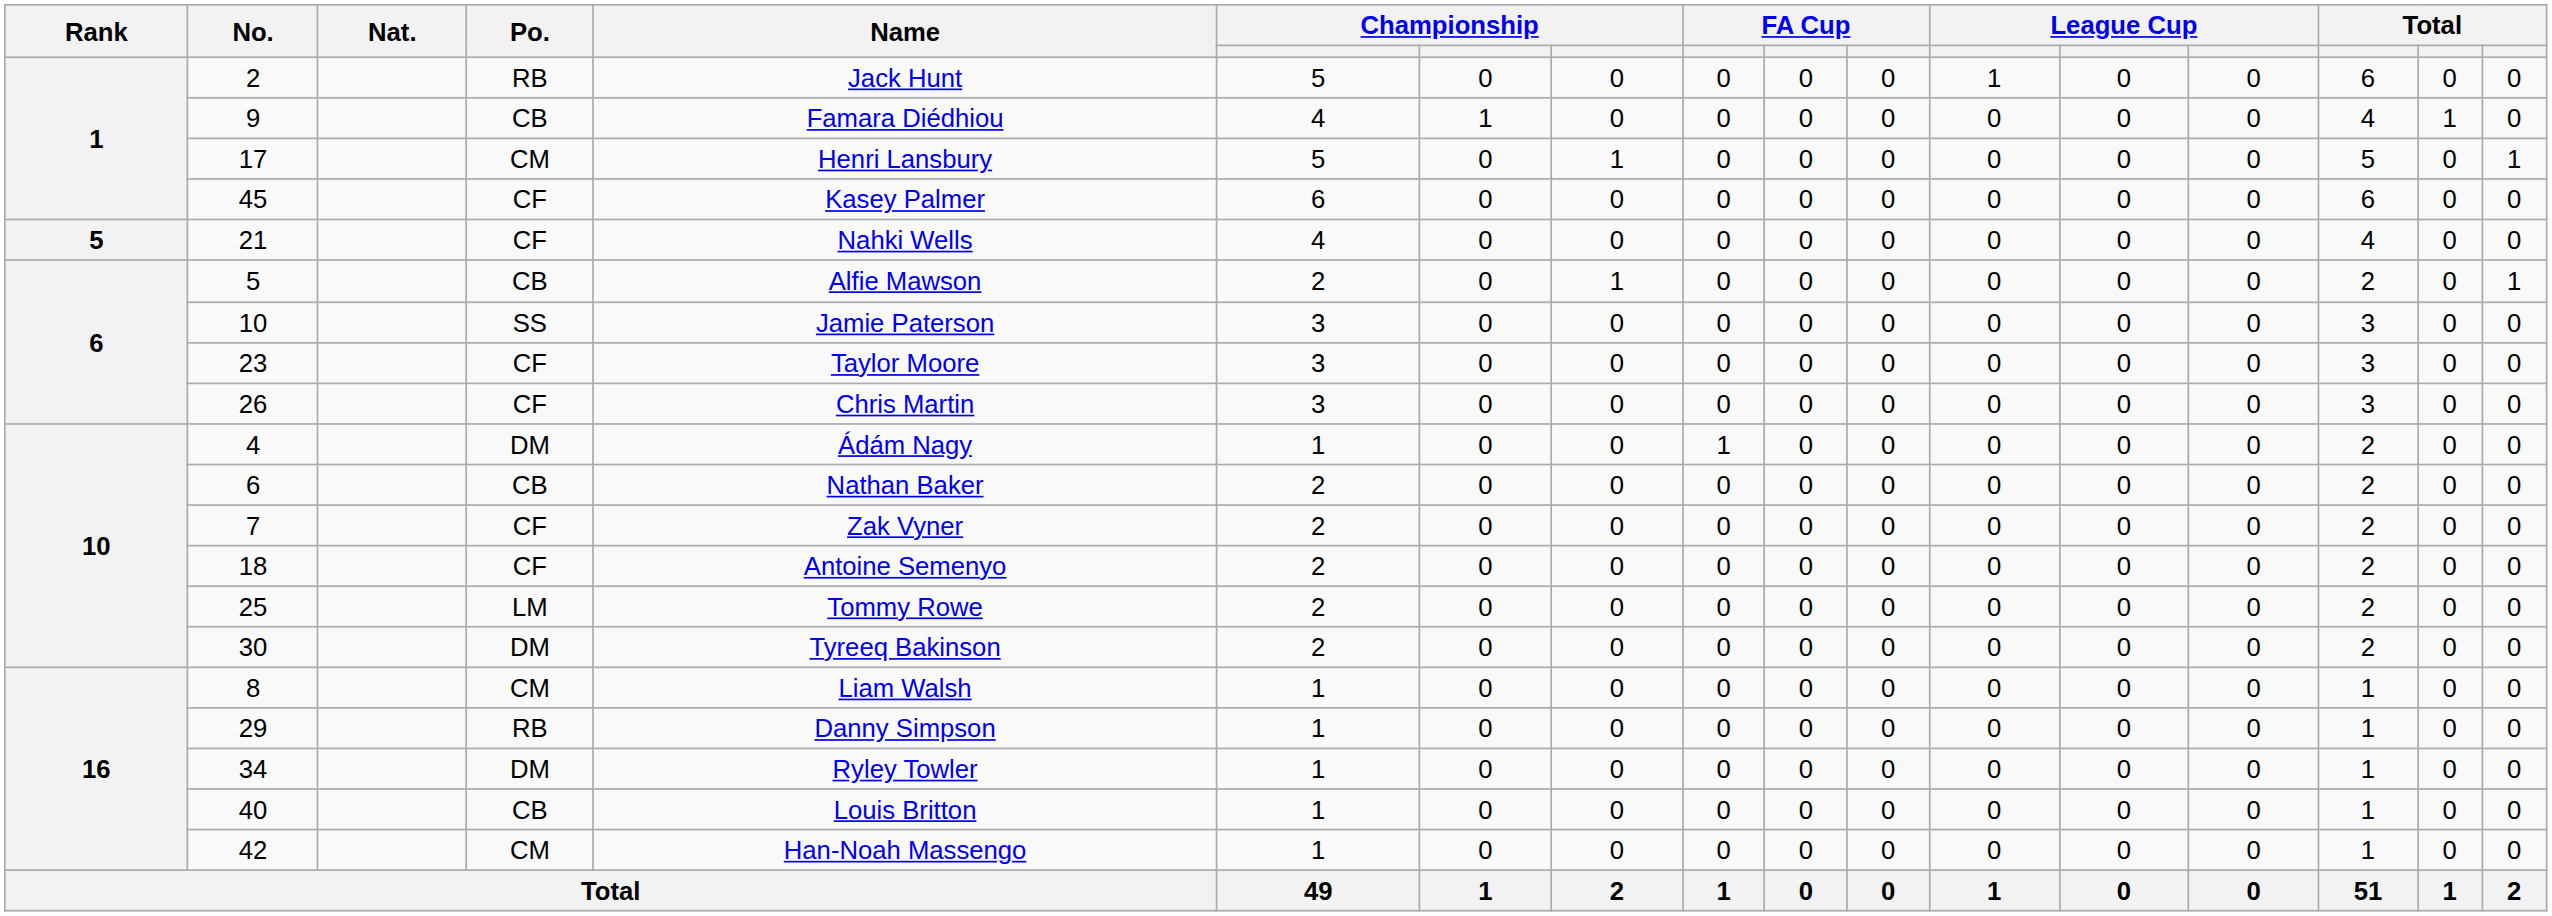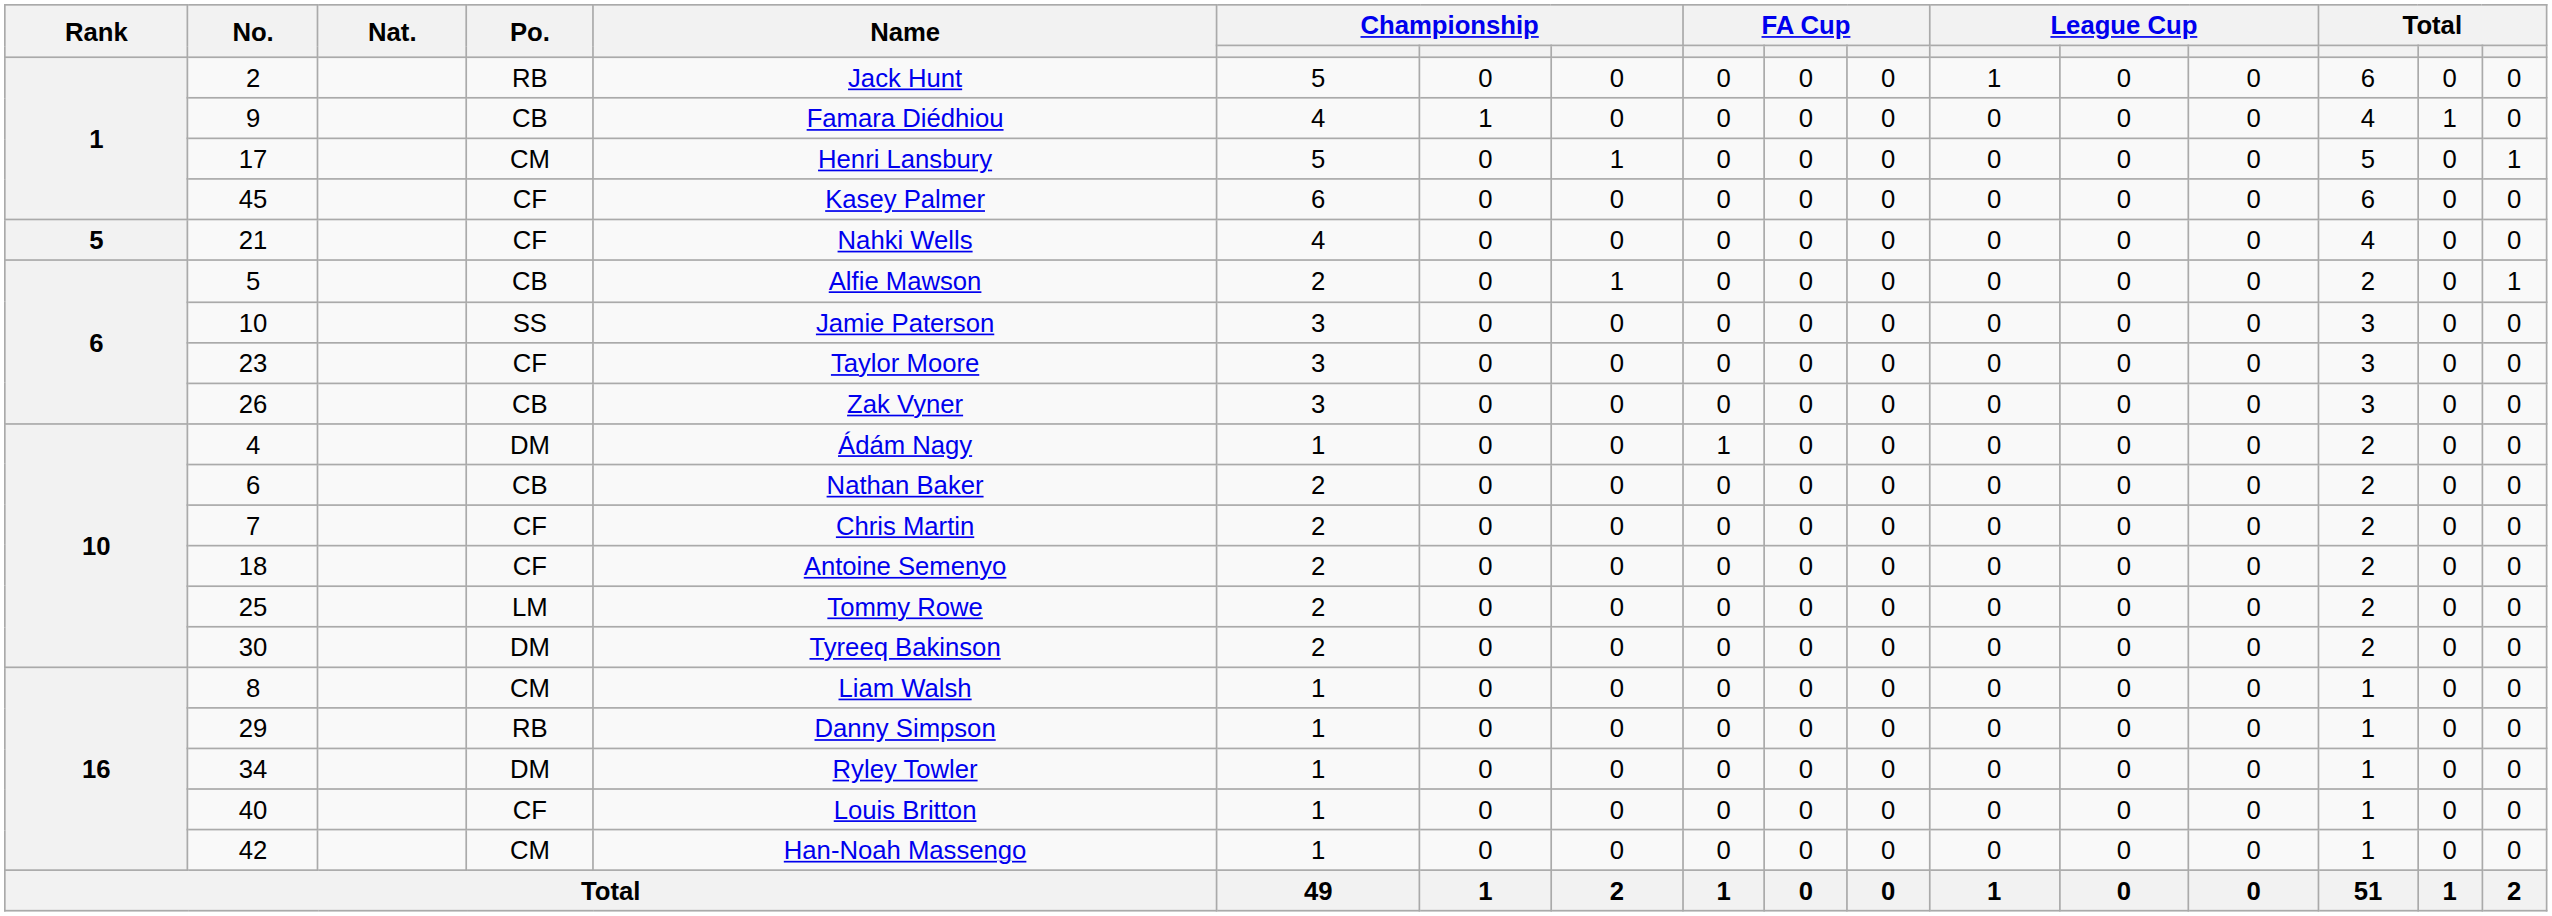(530, 403) CF -> (530, 403) CB
(905, 403) Chris Martin -> (905, 403) Zak Vyner
(905, 525) Zak Vyner -> (905, 525) Chris Martin
(530, 810) CB -> (530, 810) CF
